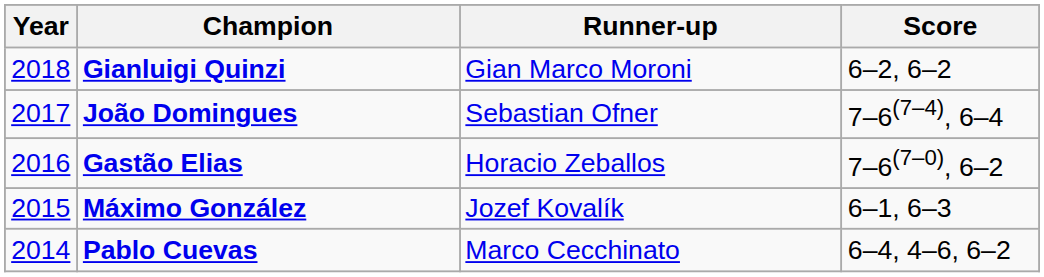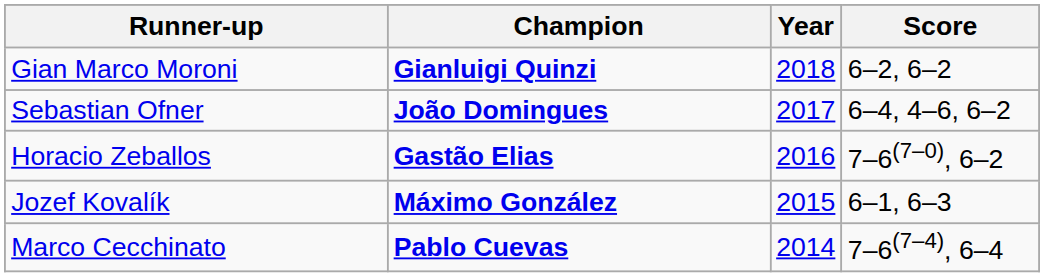columns swapped: (41, 26) <-> (650, 26)
(926, 114) 7–6(7–4), 6–4 -> (929, 111) 6–4, 4–6, 6–2
(929, 251) 6–4, 4–6, 6–2 -> (926, 247) 7–6(7–4), 6–4
